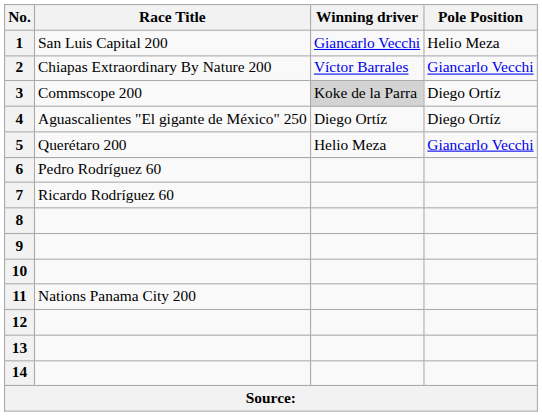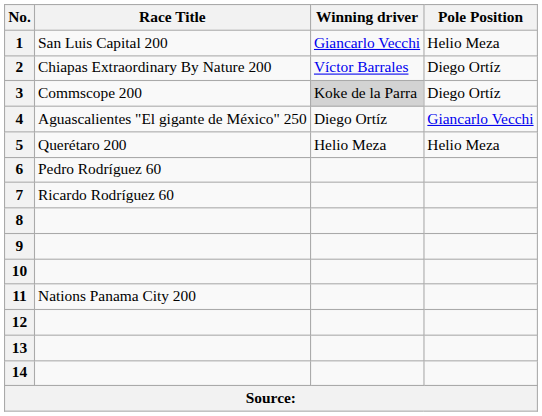(480, 68) Giancarlo Vecchi -> (464, 68) Diego Ortíz
(464, 119) Diego Ortíz -> (480, 119) Giancarlo Vecchi
(480, 144) Giancarlo Vecchi -> (463, 144) Helio Meza
